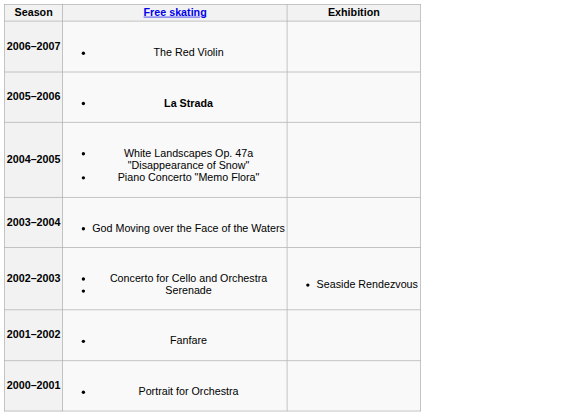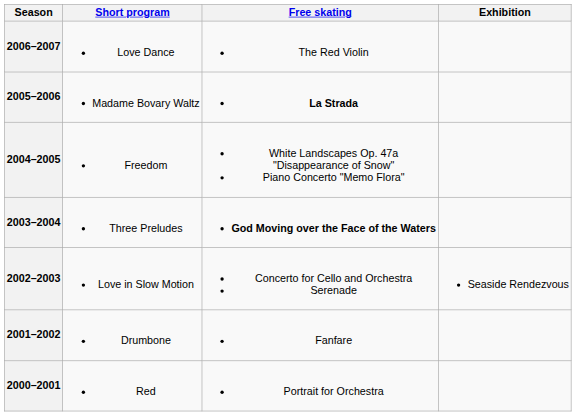+ column: (133, 13)
(175, 228) normal -> (320, 228) bold
